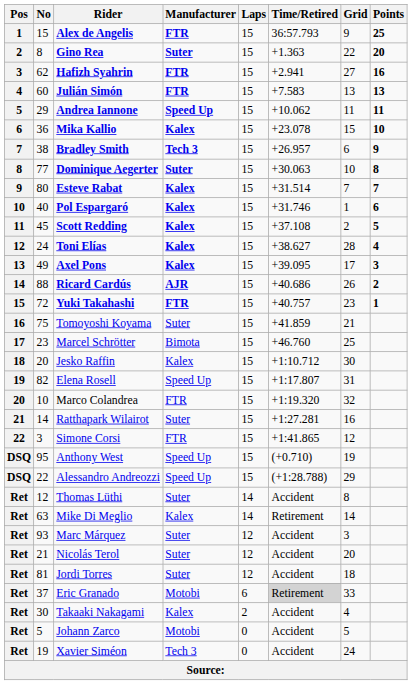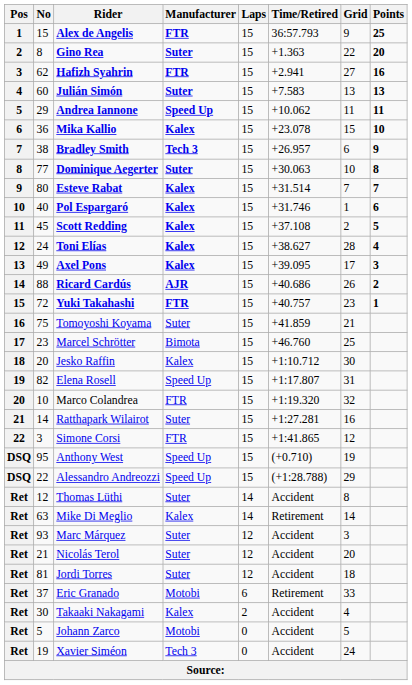(177, 91) FTR -> (179, 91) Suter
(298, 593) lightgrey background -> (298, 593) no background
